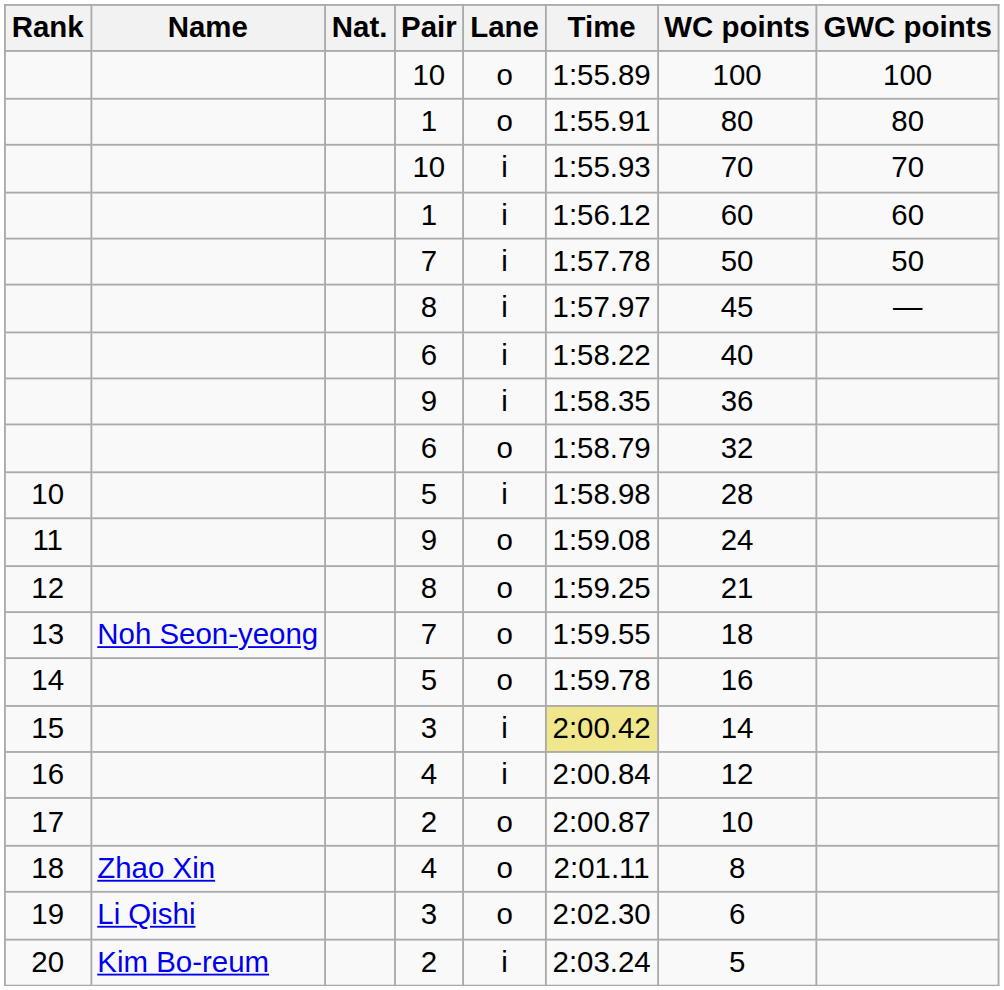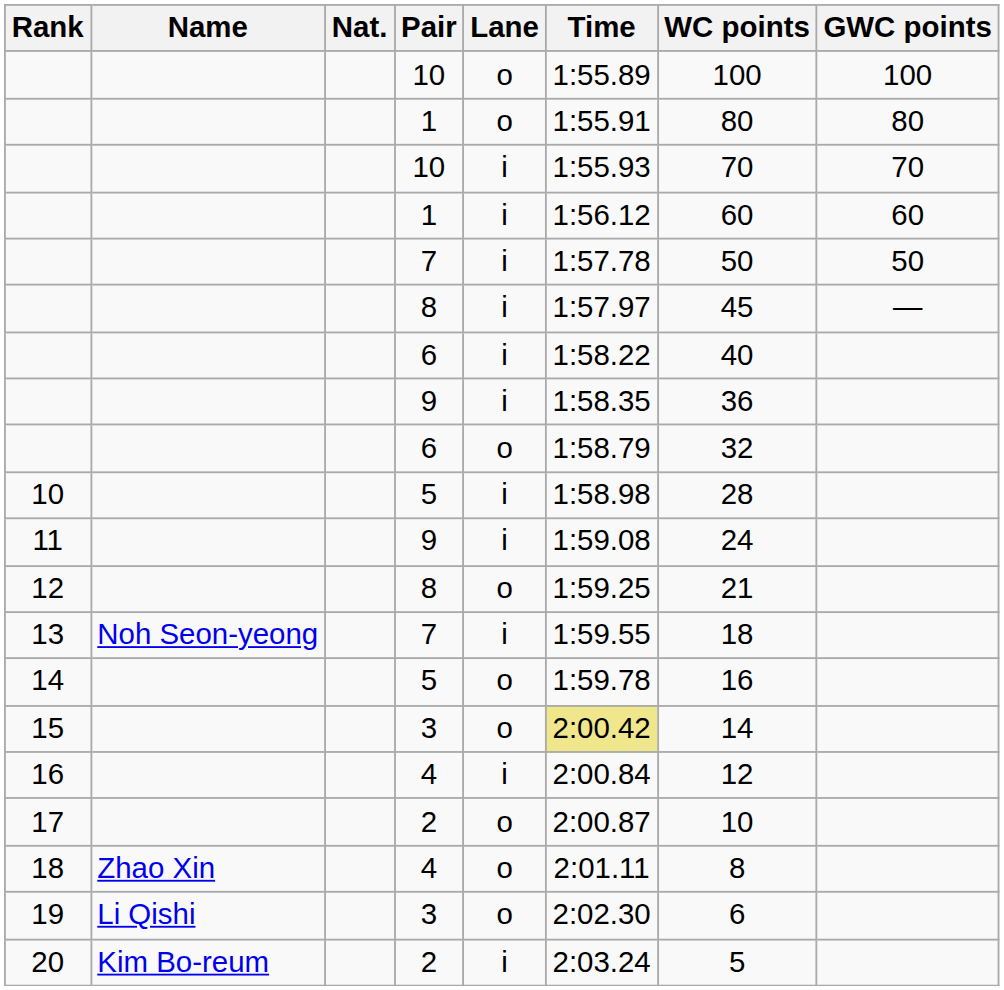(505, 541) o -> (505, 541) i
(505, 634) o -> (505, 634) i
(505, 728) i -> (505, 728) o
